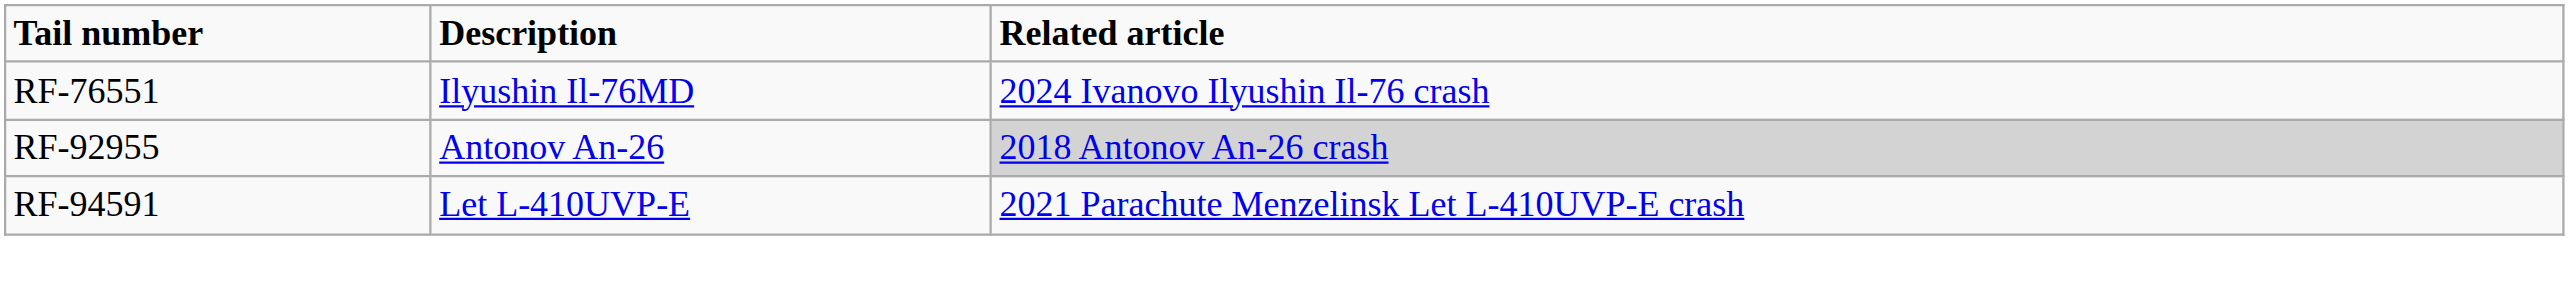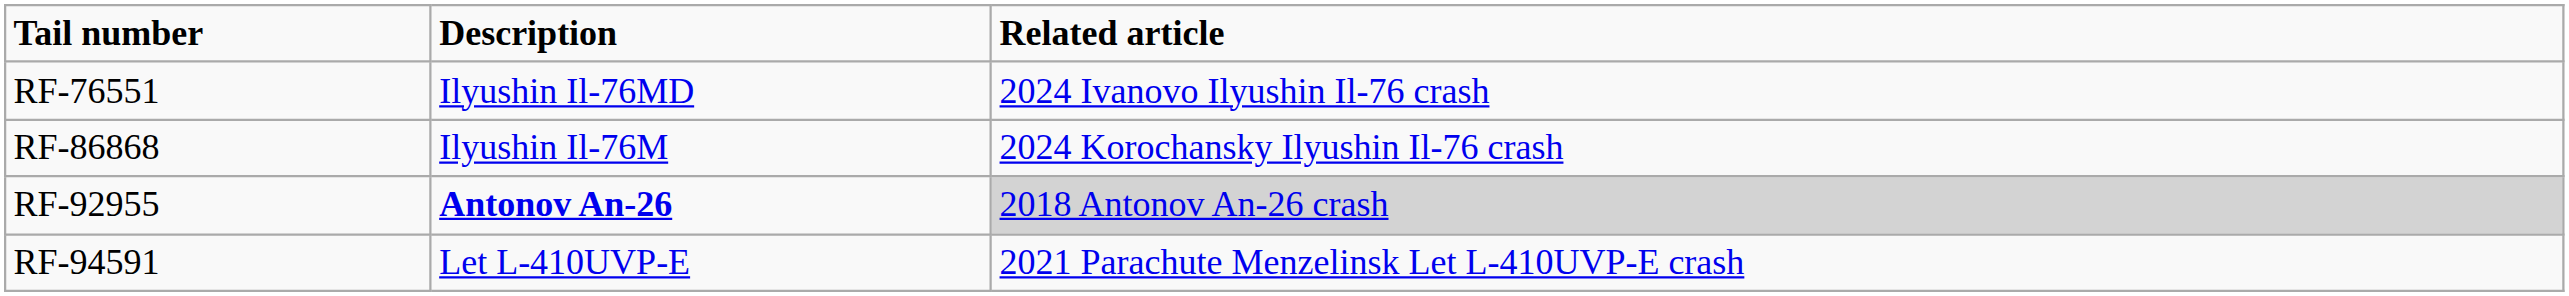+ row: (86, 147)
(552, 147) normal -> (556, 204) bold
